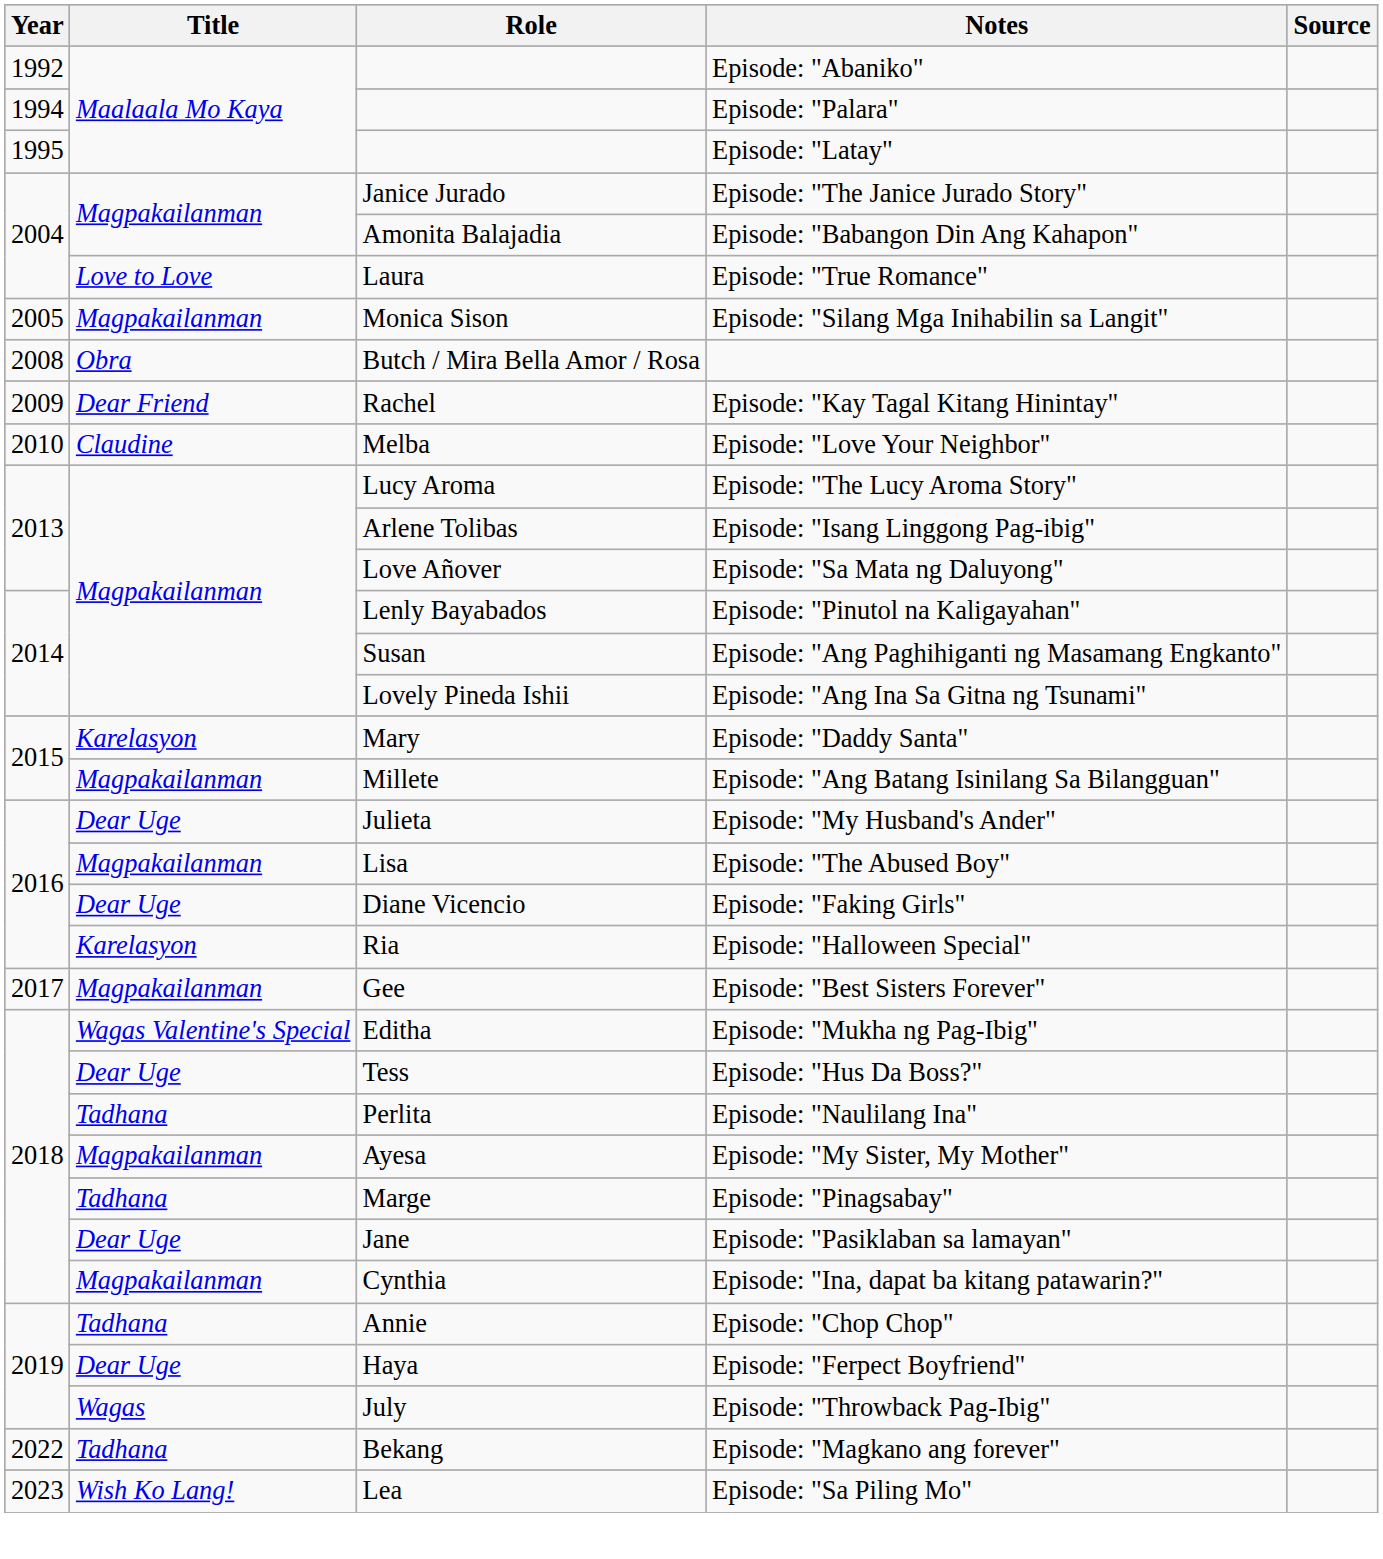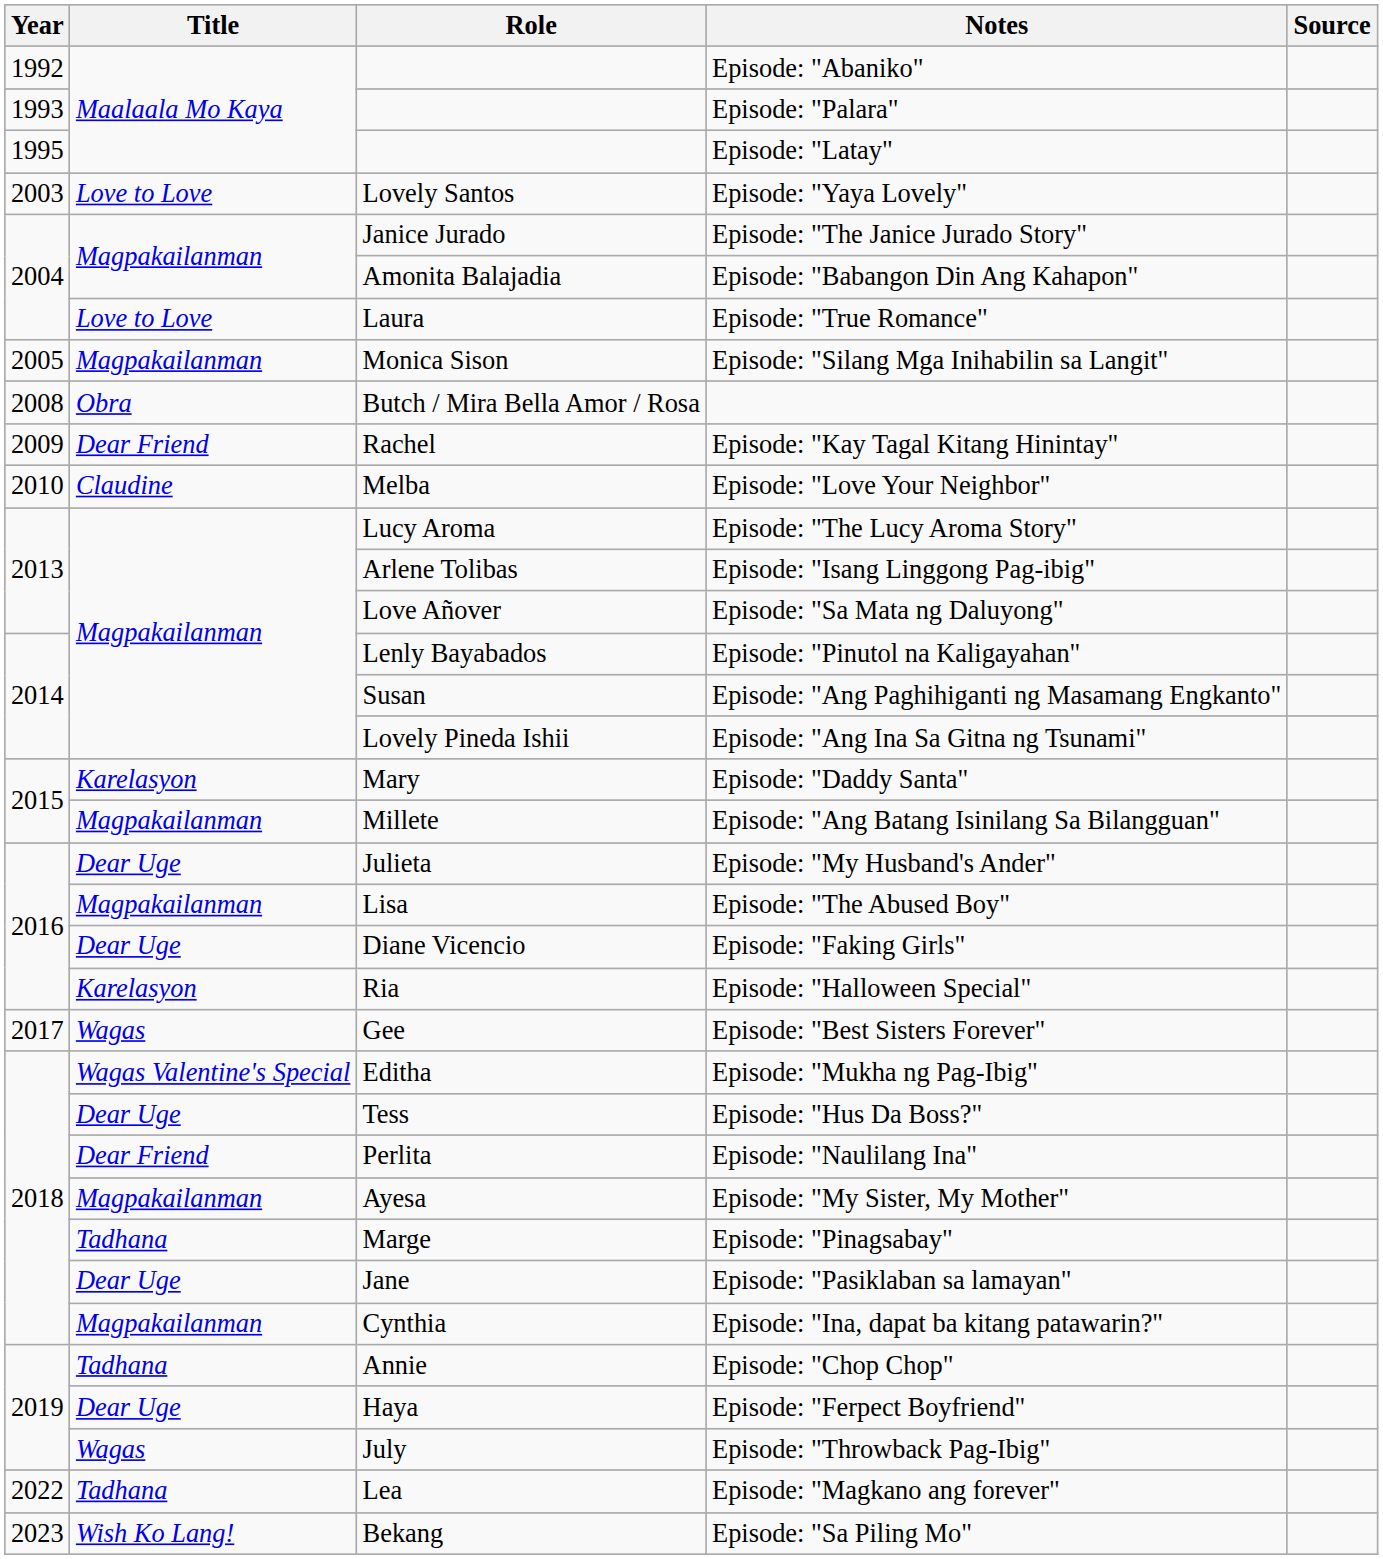(37, 109) 1994 -> (37, 109) 1993
+ row: (840, 192)
(169, 988) Magpakailanman -> (111, 1030) Wagas
(122, 1114) Tadhana -> (142, 1155) Dear Friend
(403, 1448) Bekang -> (382, 1490) Lea
(382, 1490) Lea -> (403, 1532) Bekang
